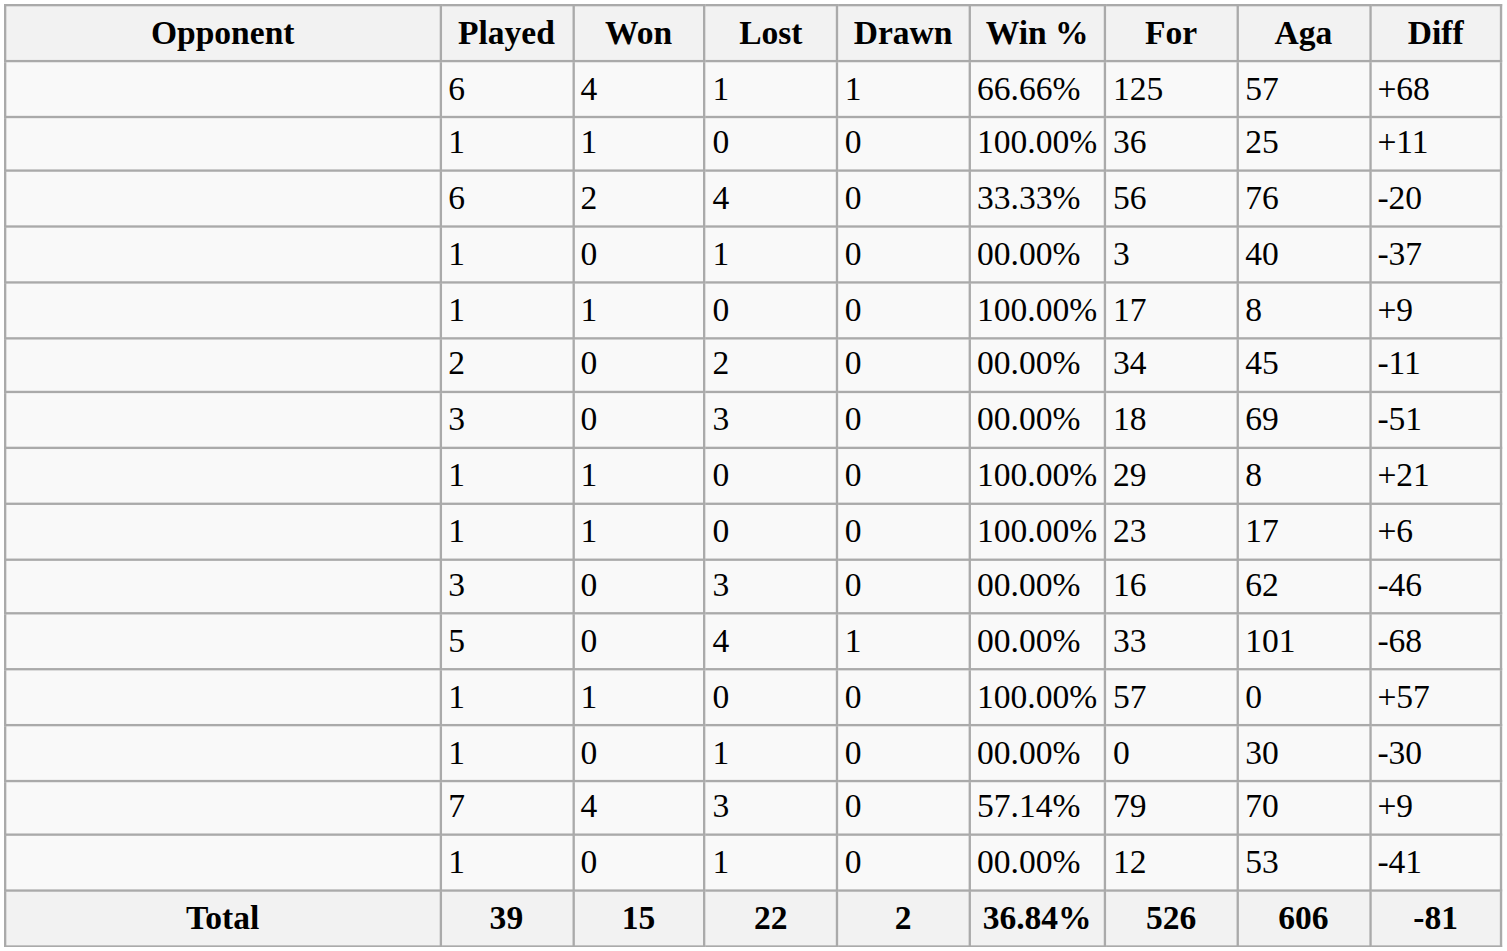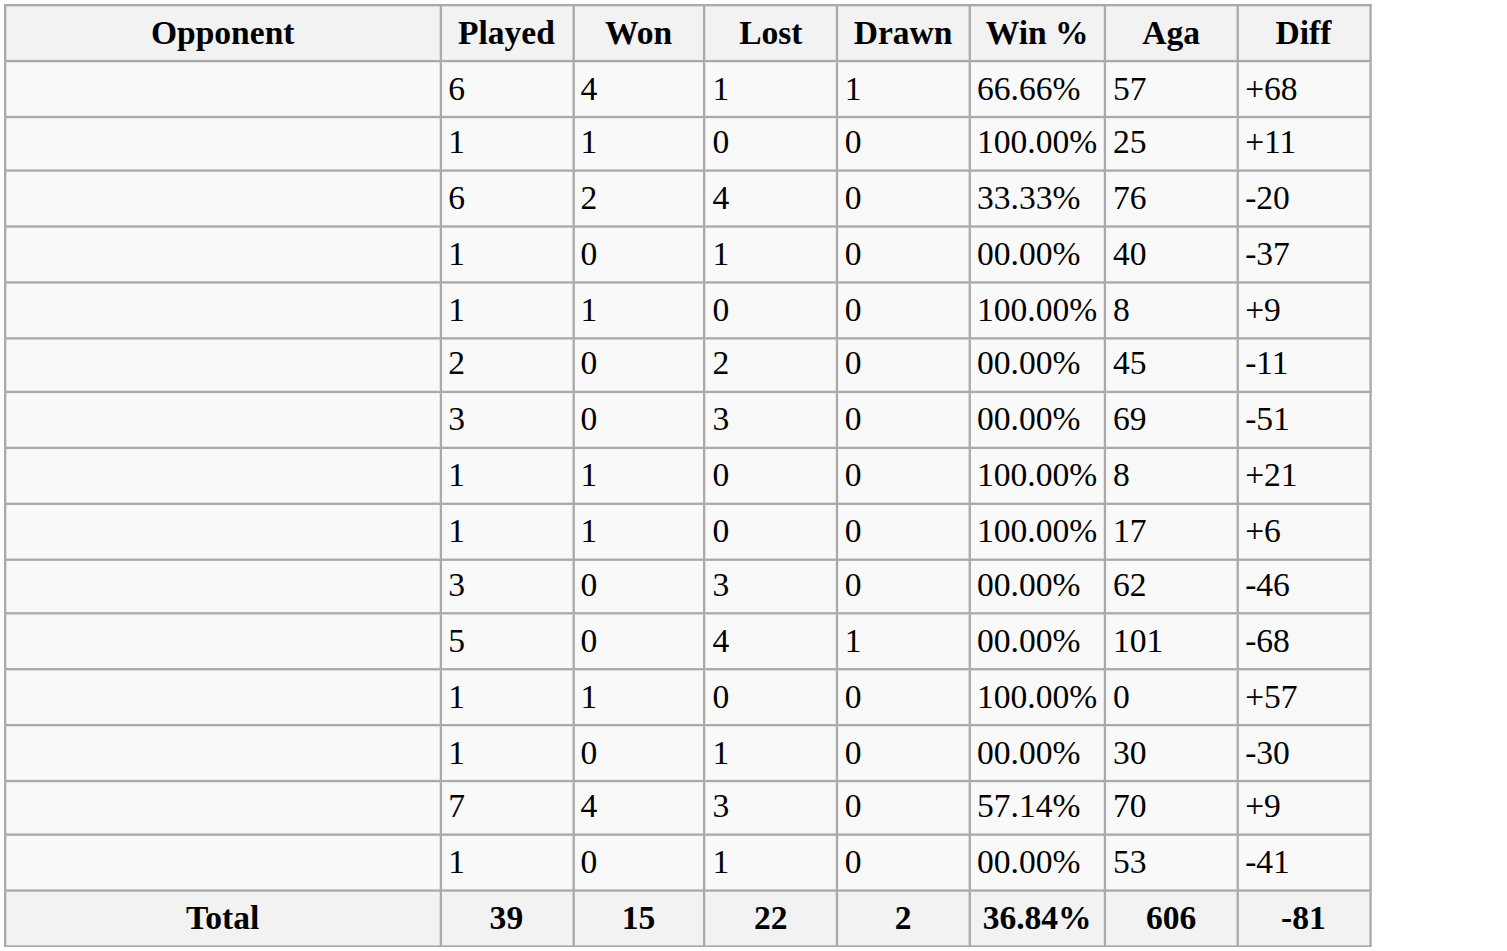- column: (1171, 32)
